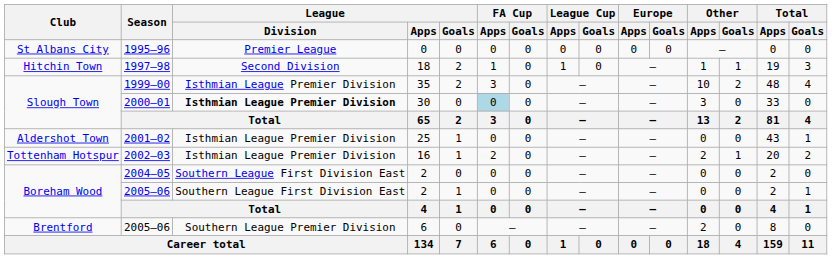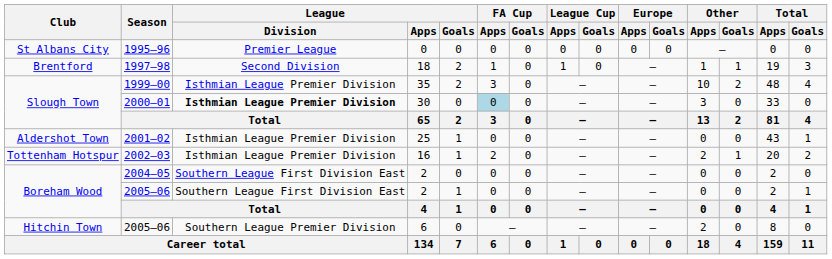(63, 67) Hitchin Town -> (63, 67) Brentford
(63, 227) Brentford -> (63, 227) Hitchin Town
